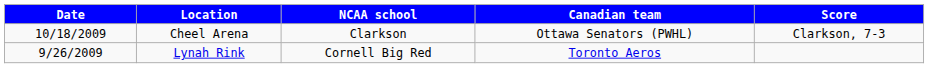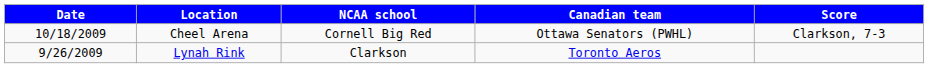(378, 33) Clarkson -> (378, 33) Cornell Big Red
(378, 53) Cornell Big Red -> (378, 53) Clarkson
